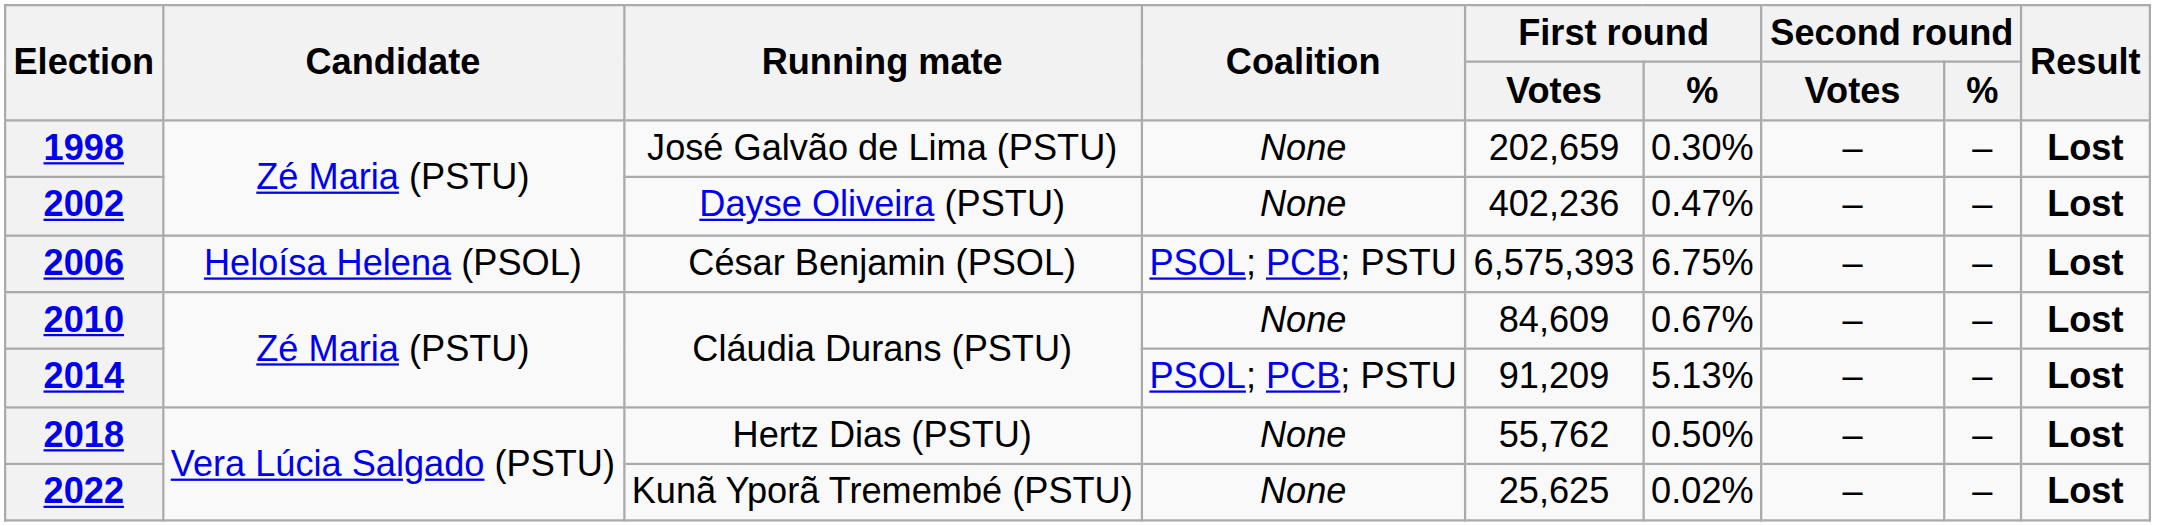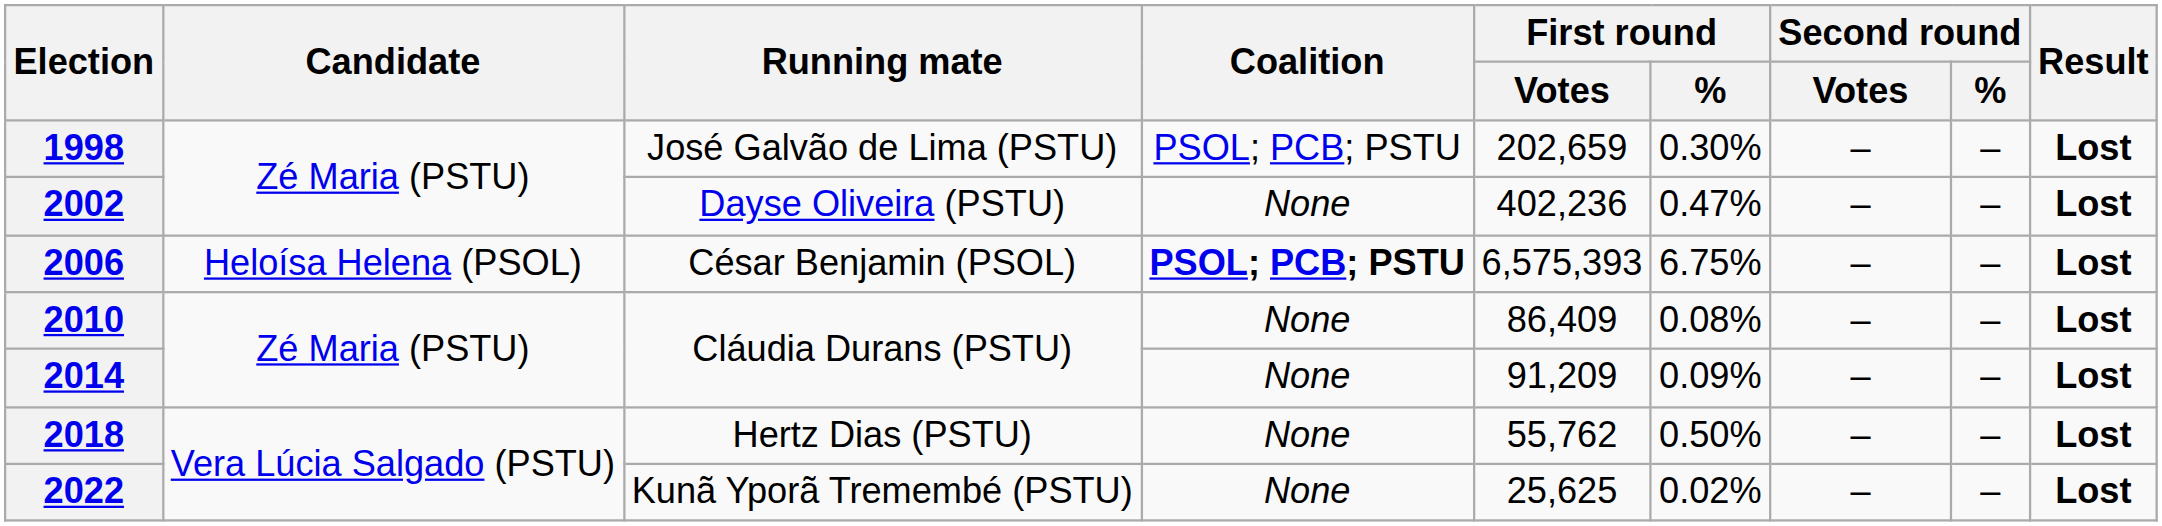(1303, 147) None -> (1307, 147) PSOL; PCB; PSTU
(1303, 262) normal -> (1307, 262) bold
(1554, 319) 84,609 -> (1562, 319) 86,409
(1702, 319) 0.67% -> (1710, 319) 0.08%
(1303, 377) PSOL; PCB; PSTU -> (1307, 377) None
(1702, 377) 5.13% -> (1710, 377) 0.09%
